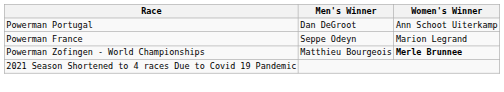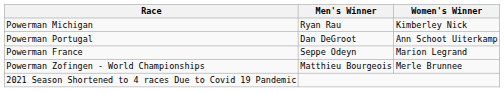+ row: (50, 25)
(429, 53) bold -> (429, 66) normal
